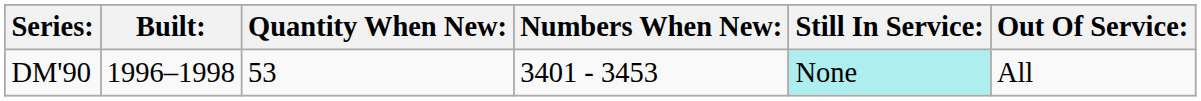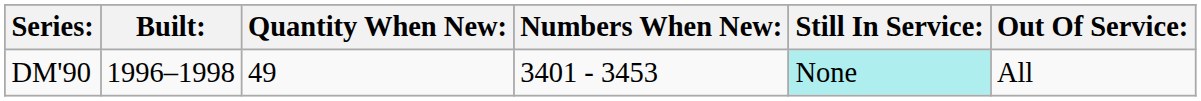(262, 72) 53 -> (262, 72) 49
